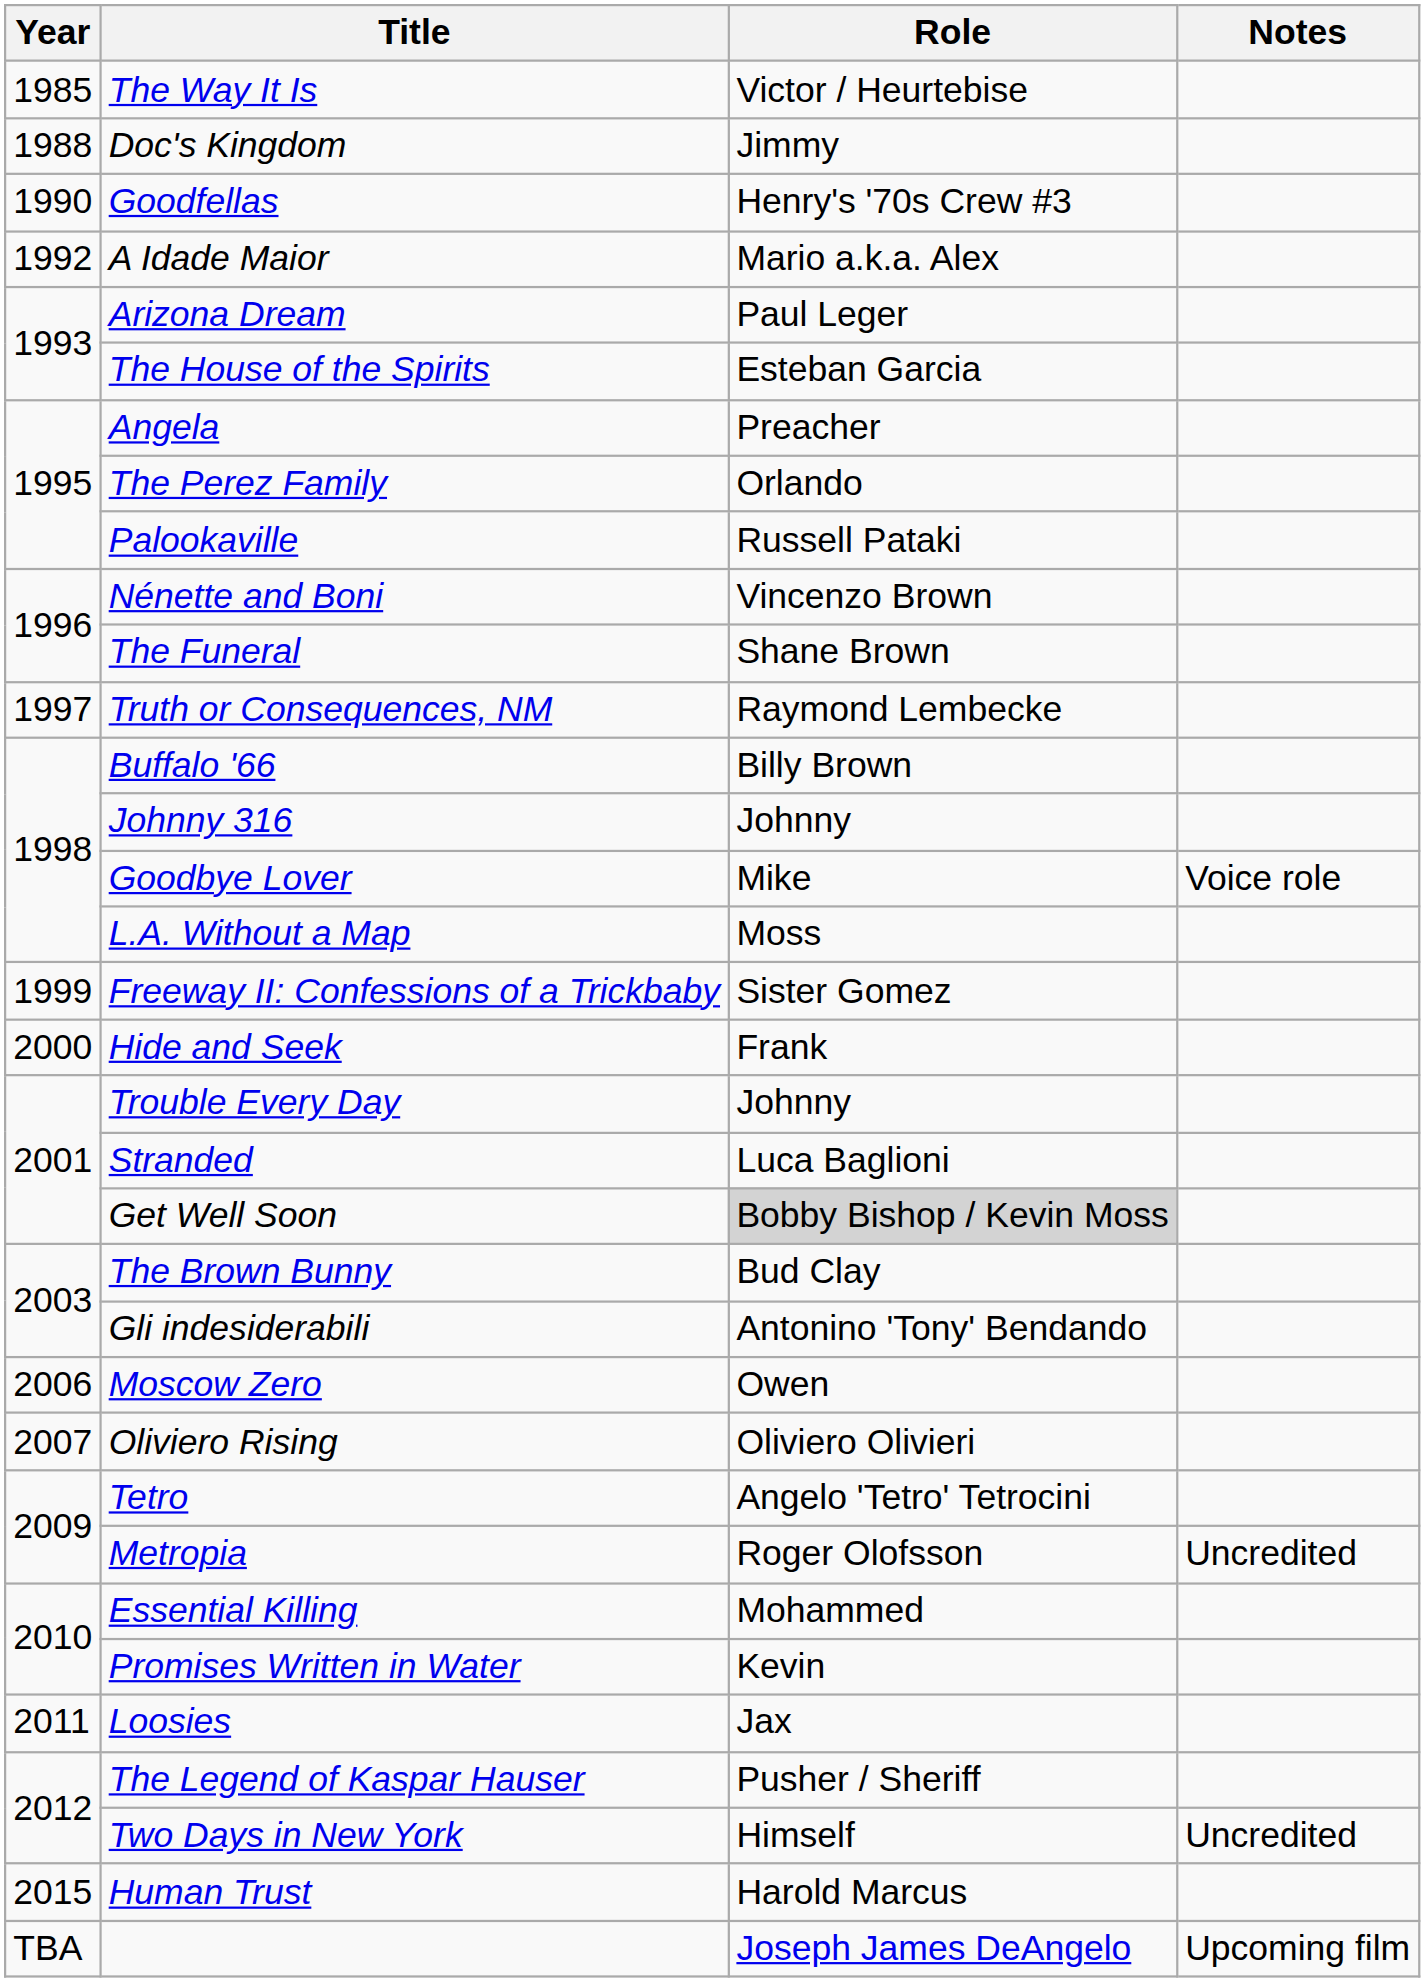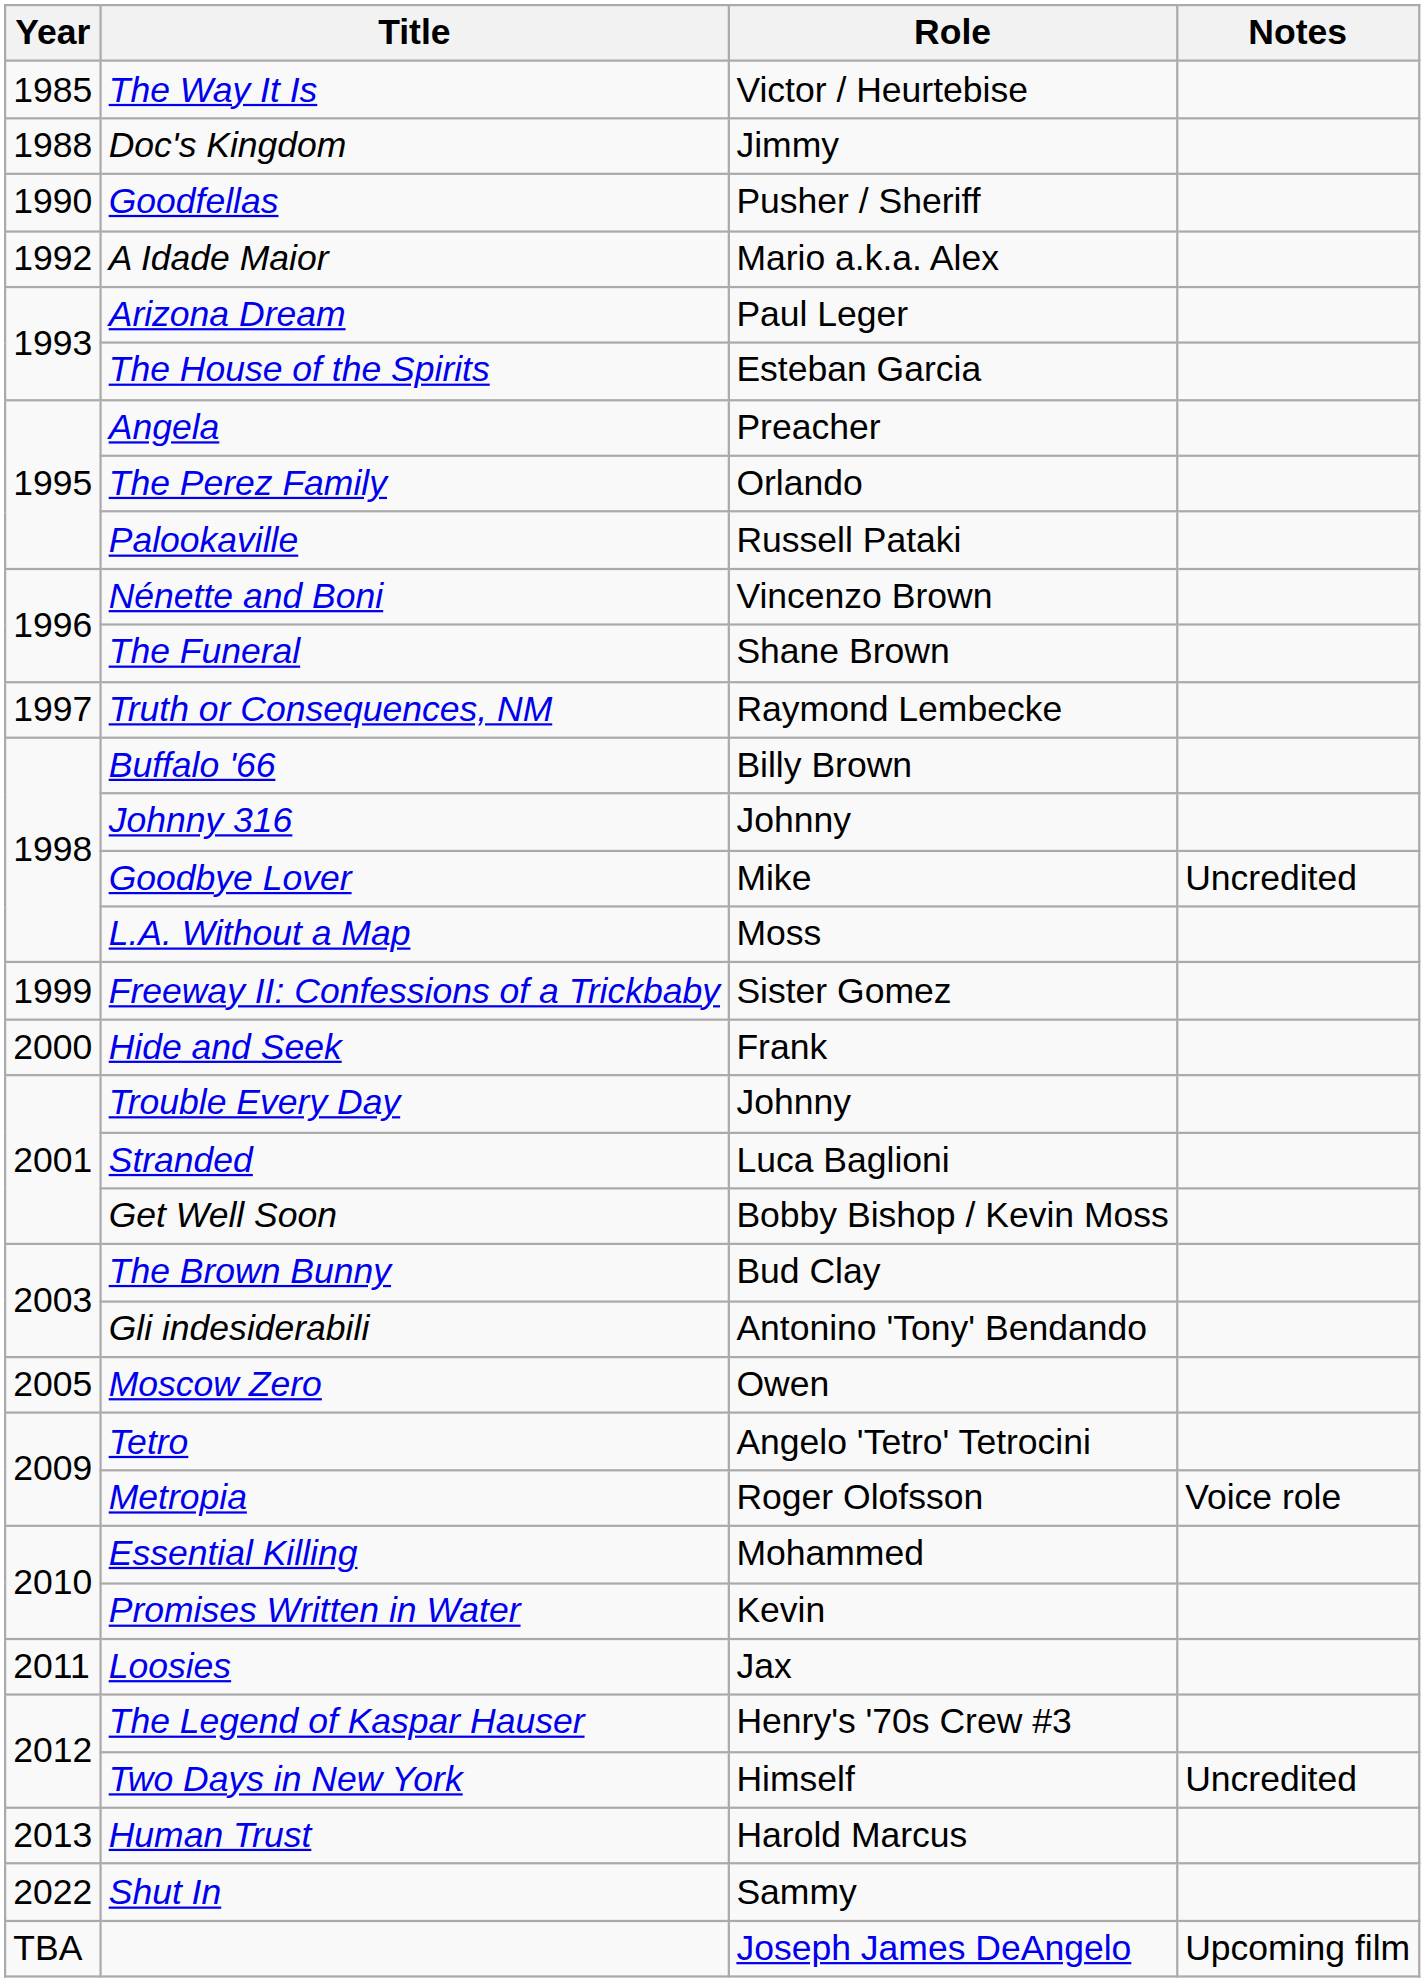(904, 201) Henry's '70s Crew #3 -> (858, 201) Pusher / Sheriff
(1263, 877) Voice role -> (1271, 877) Uncredited
(953, 1215) lightgrey background -> (953, 1215) no background
(53, 1384) 2006 -> (53, 1384) 2005
- row: (223, 1440)
(1271, 1553) Uncredited -> (1263, 1497) Voice role
(858, 1778) Pusher / Sheriff -> (904, 1722) Henry's '70s Crew #3
(53, 1891) 2015 -> (53, 1835) 2013
+ row: (165, 1891)
